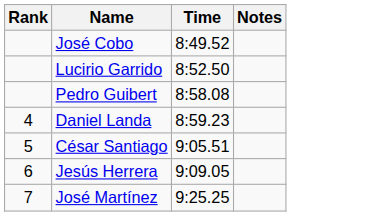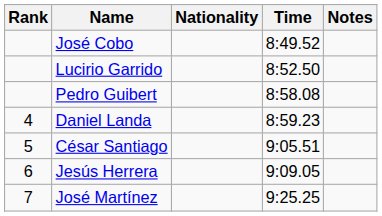+ column: (217, 18)
